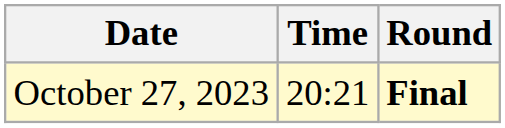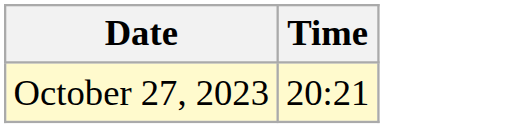- column: (439, 33)
